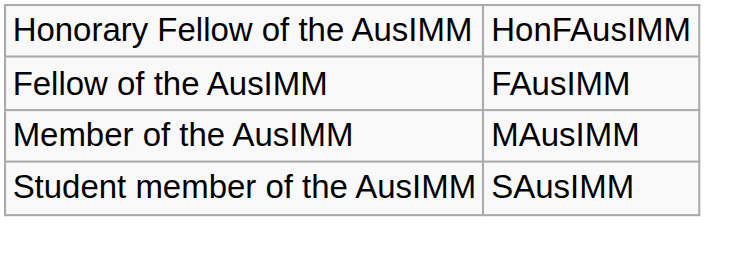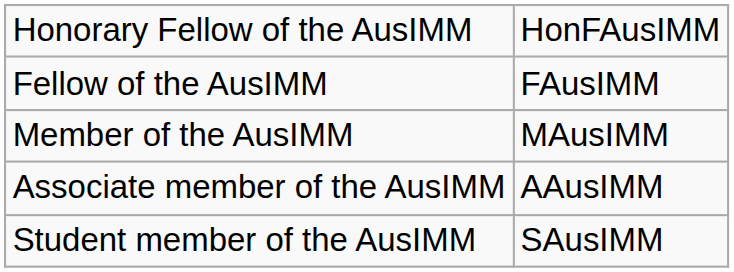+ row: (259, 187)
